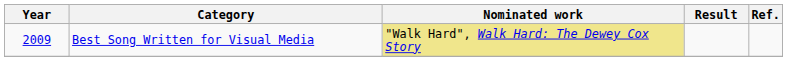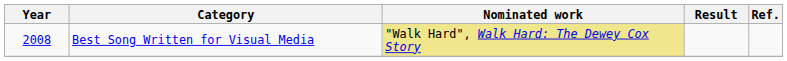(37, 40) 2009 -> (37, 40) 2008
